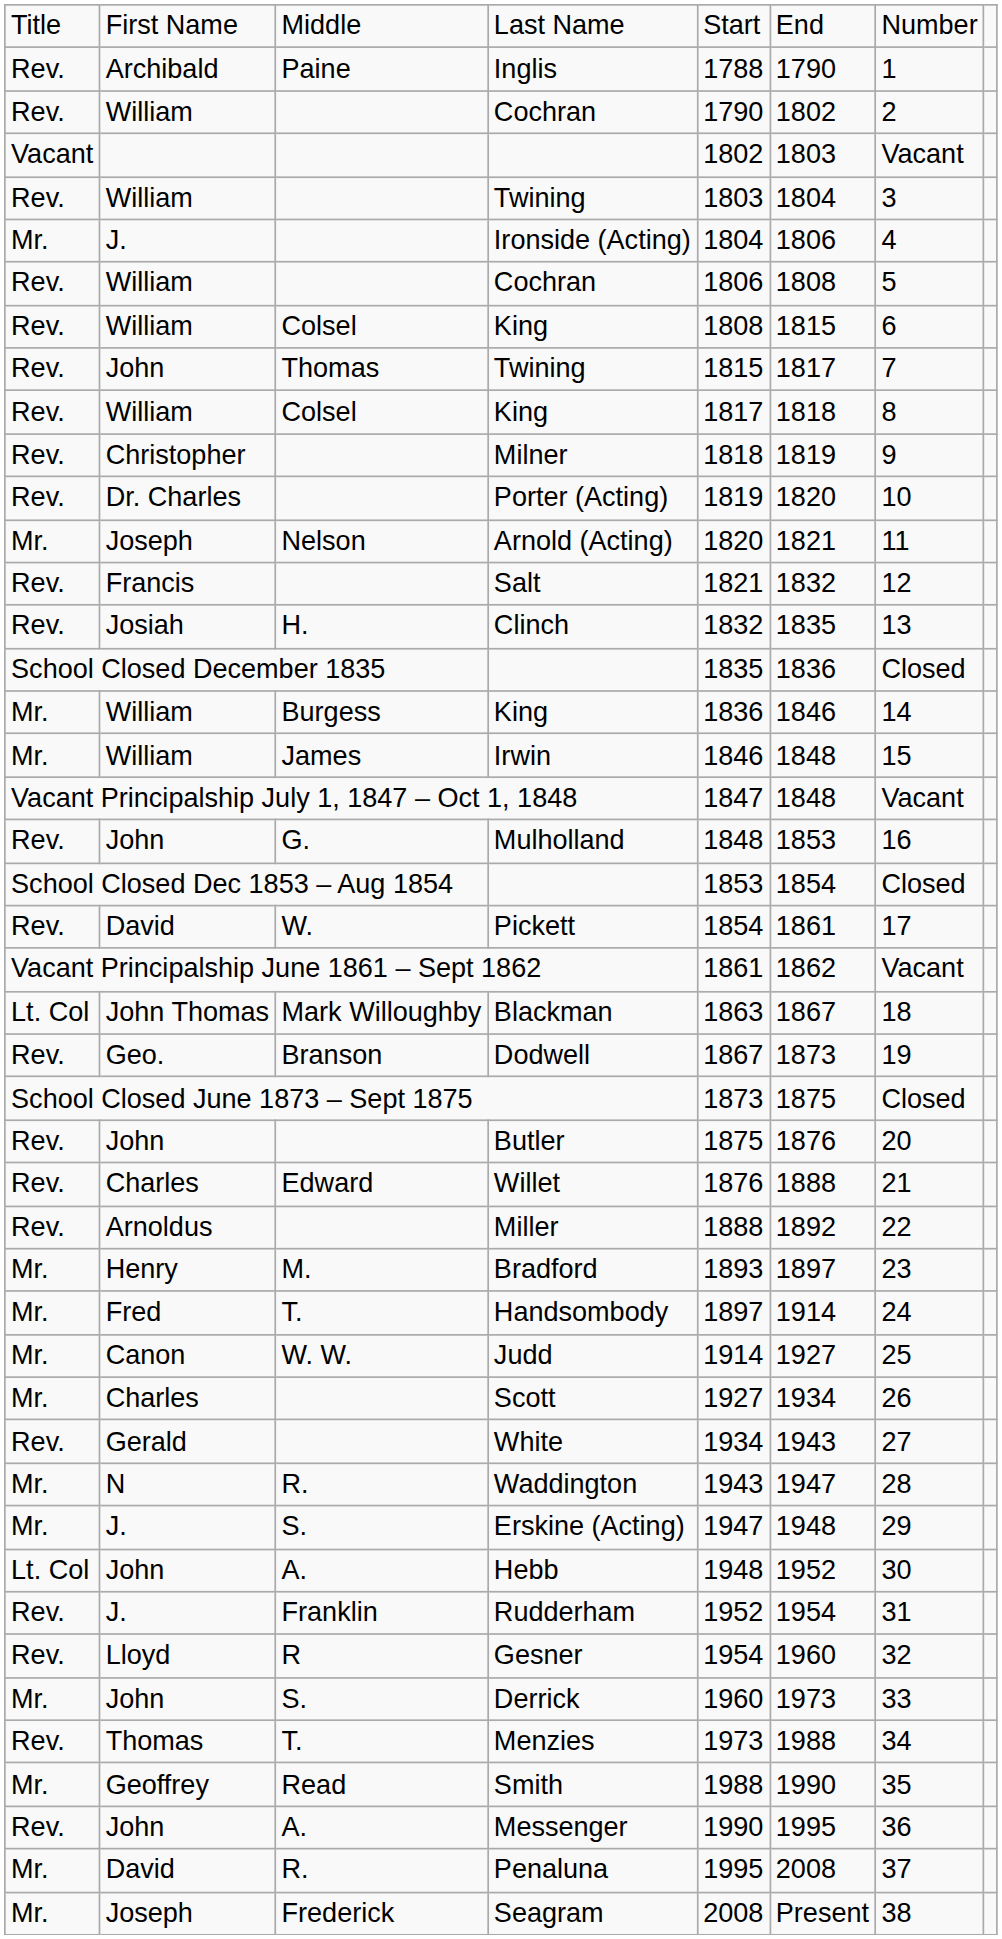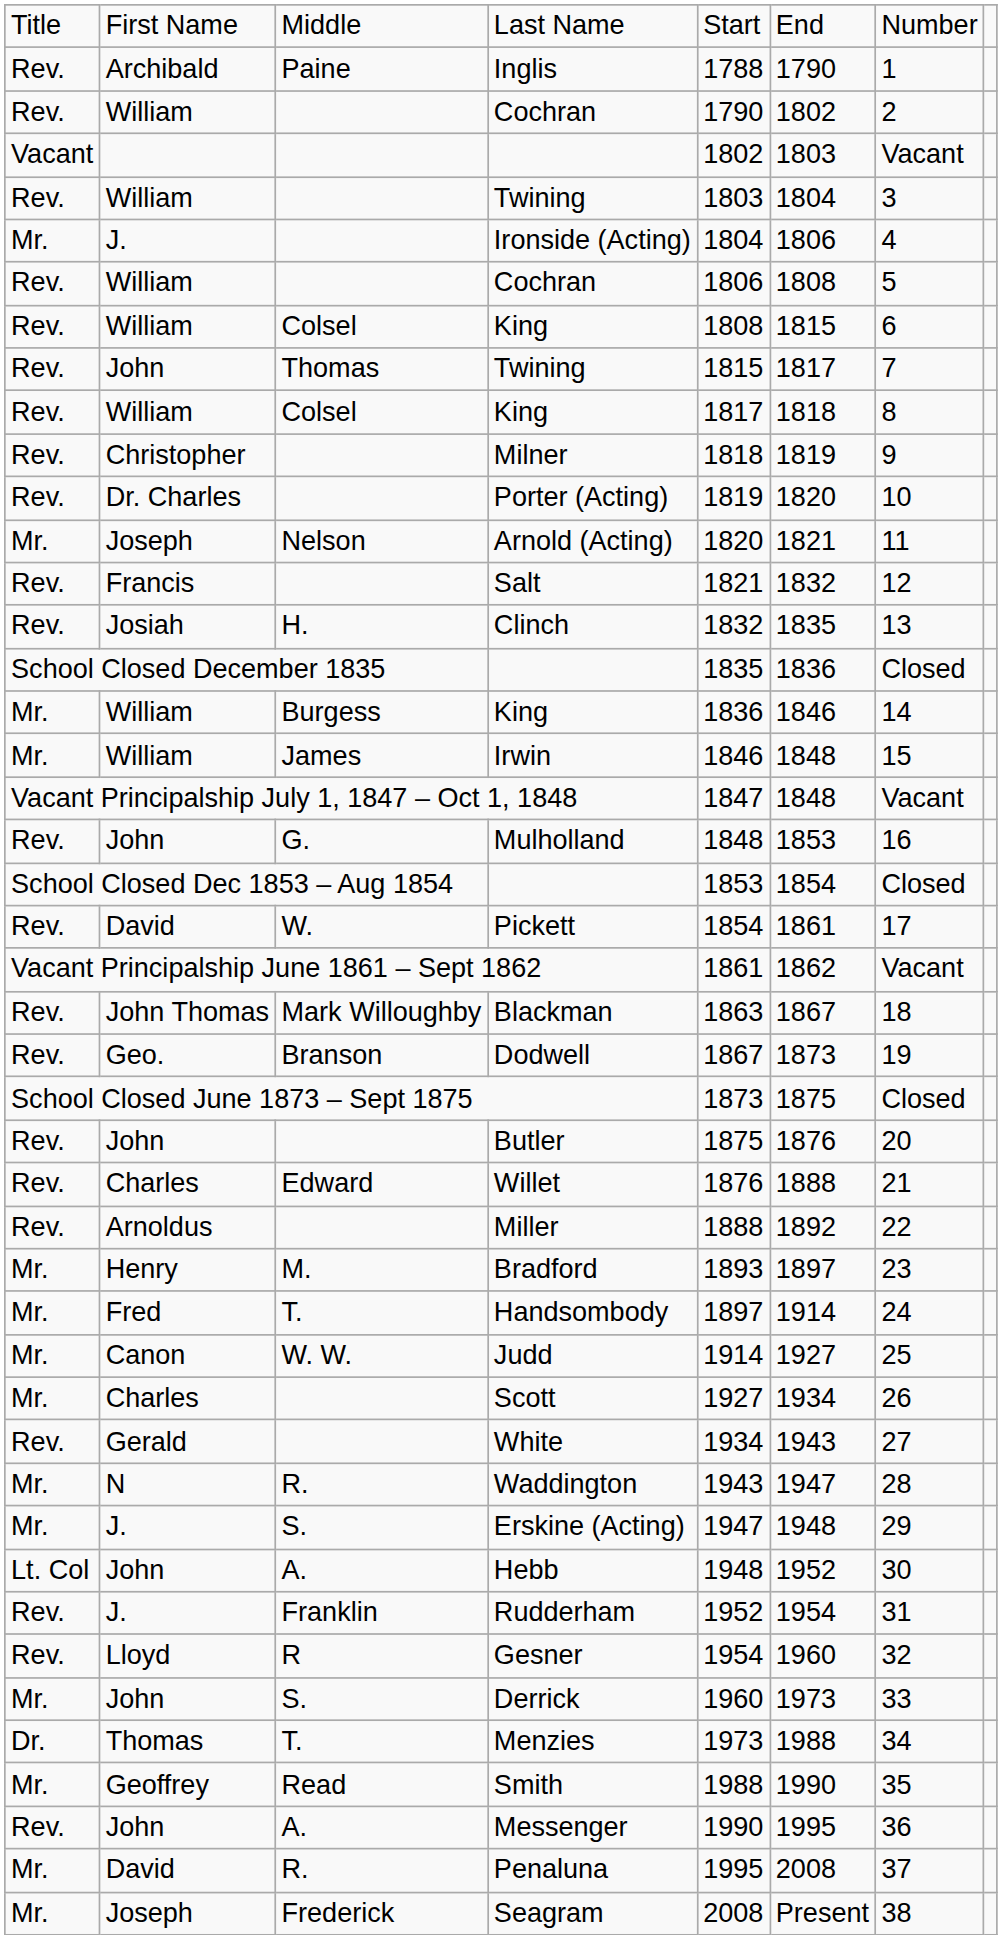(50, 1012) Lt. Col -> (38, 1012) Rev.
(38, 1741) Rev. -> (28, 1741) Dr.
